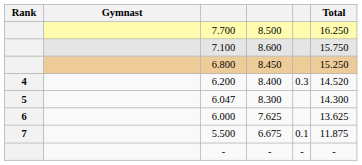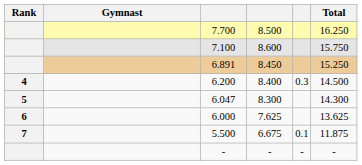(224, 65) 6.800 -> (224, 65) 6.891
(334, 82) 14.520 -> (334, 82) 14.500
